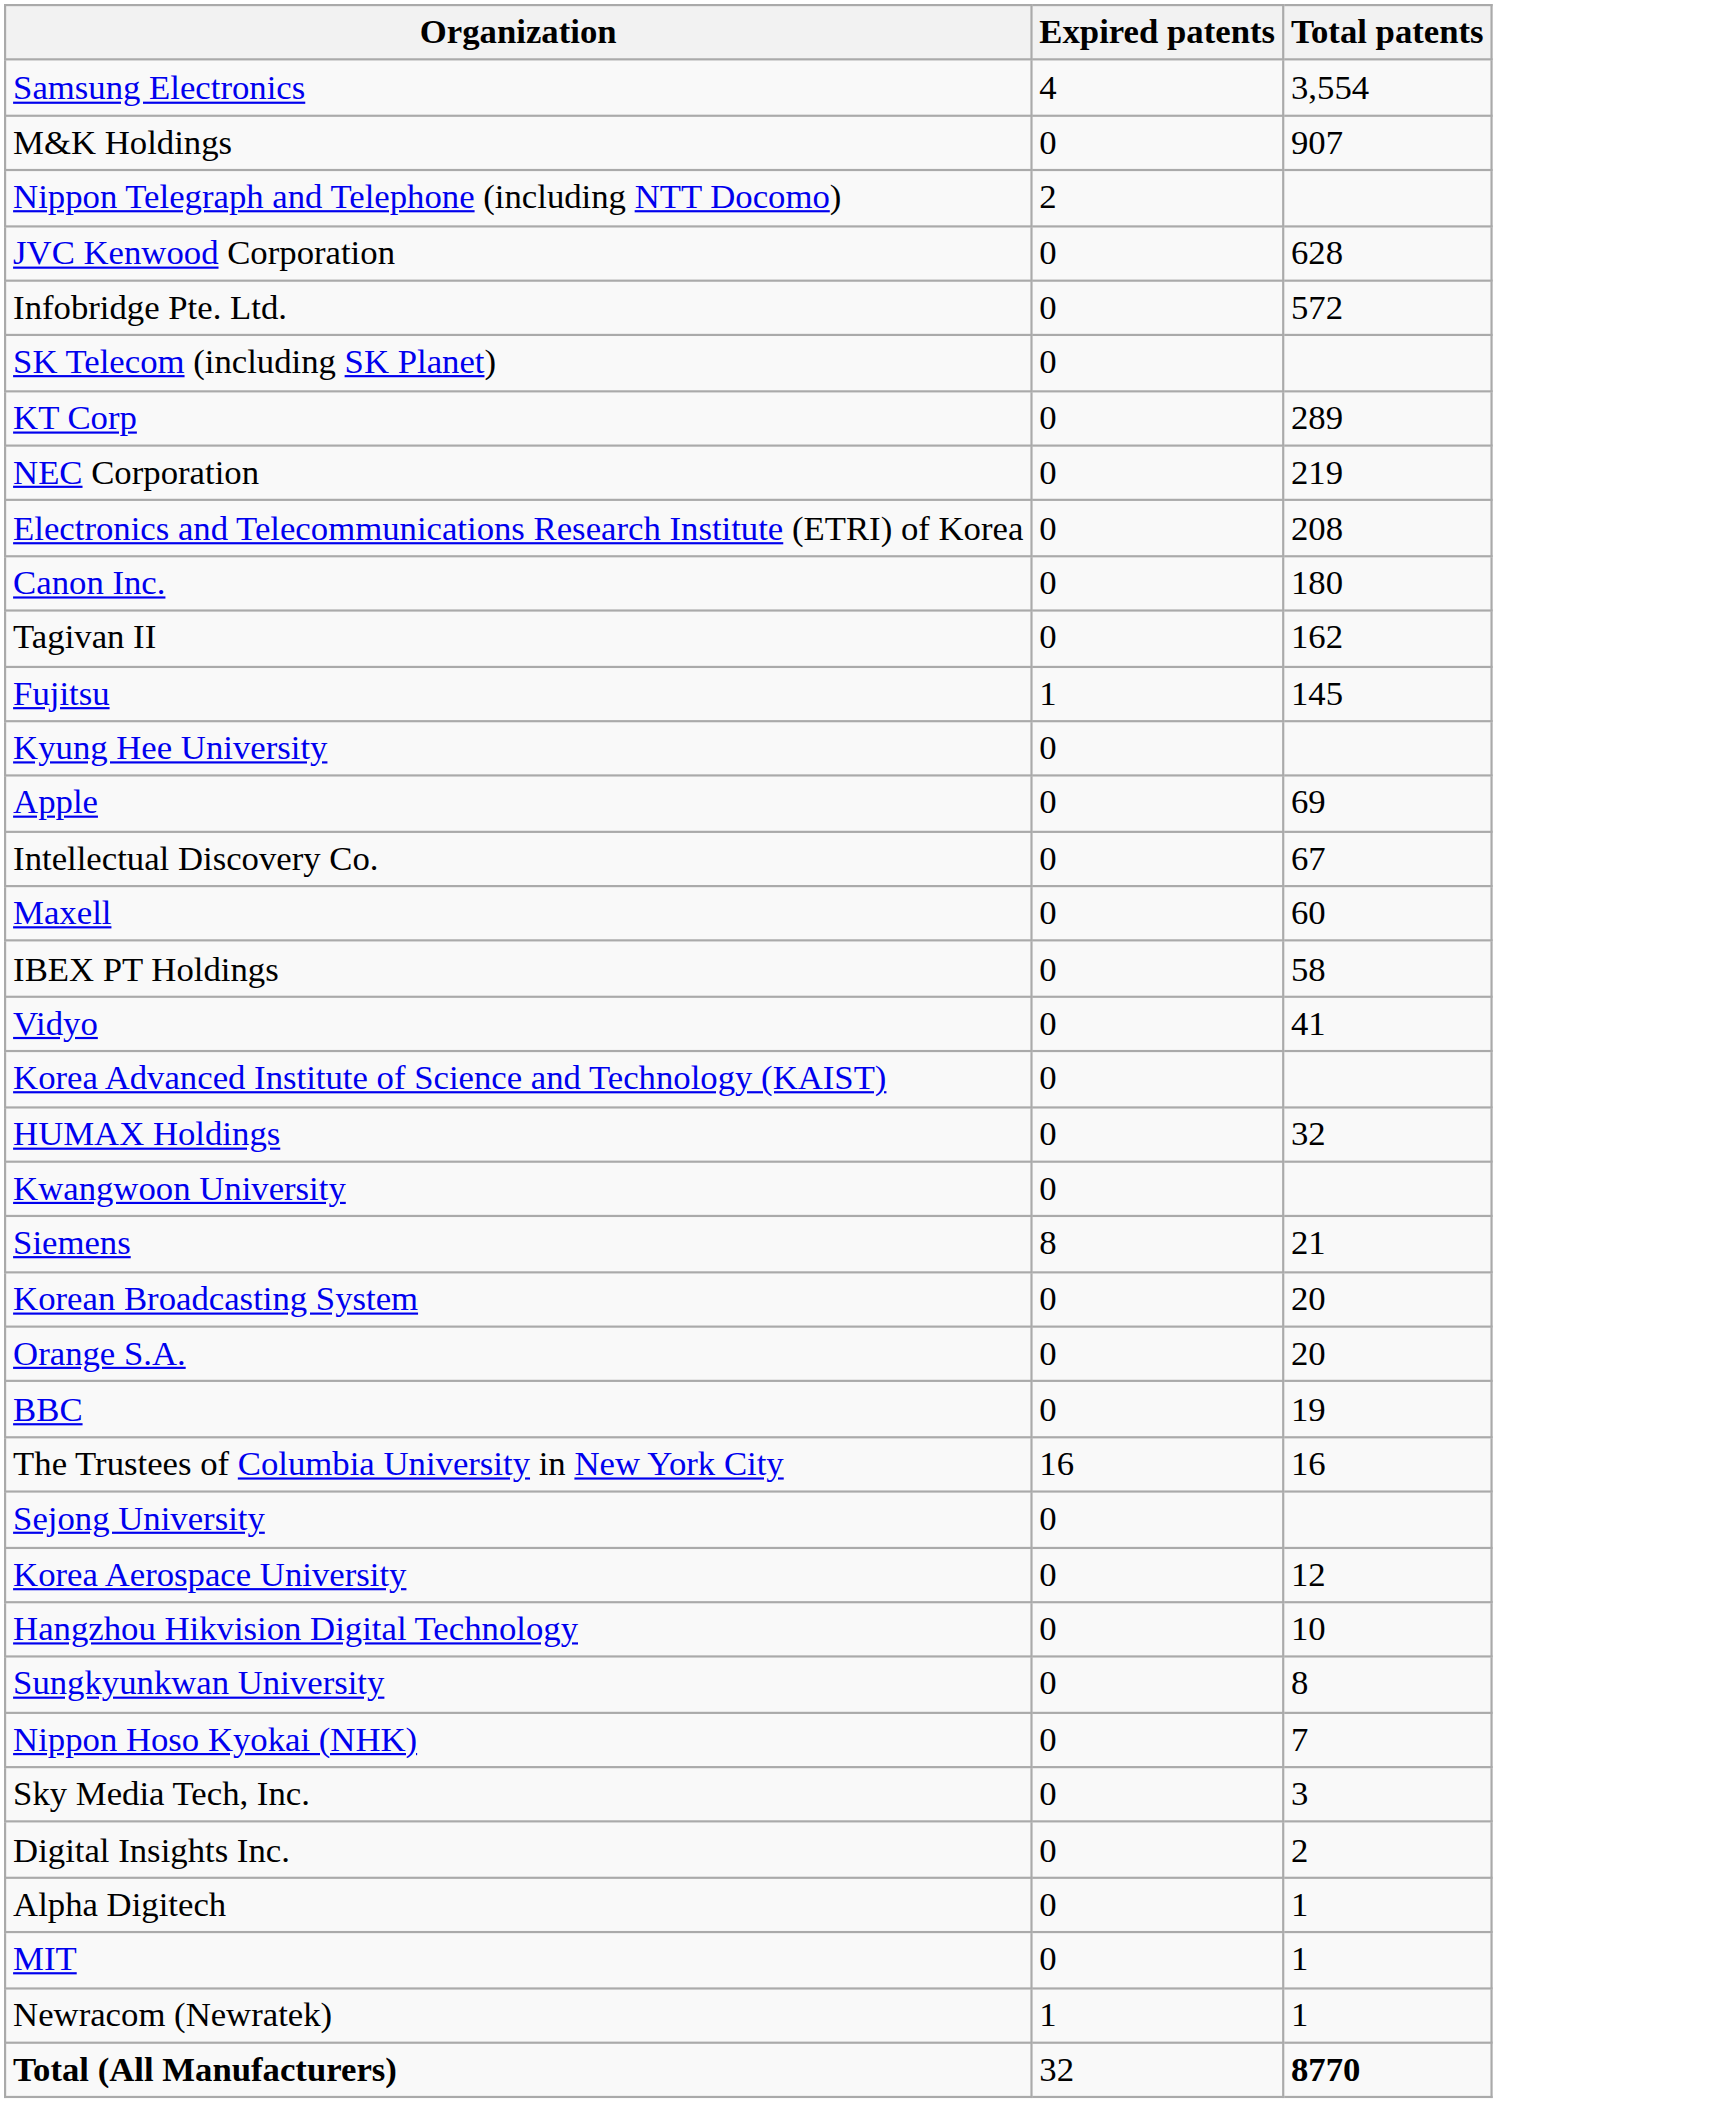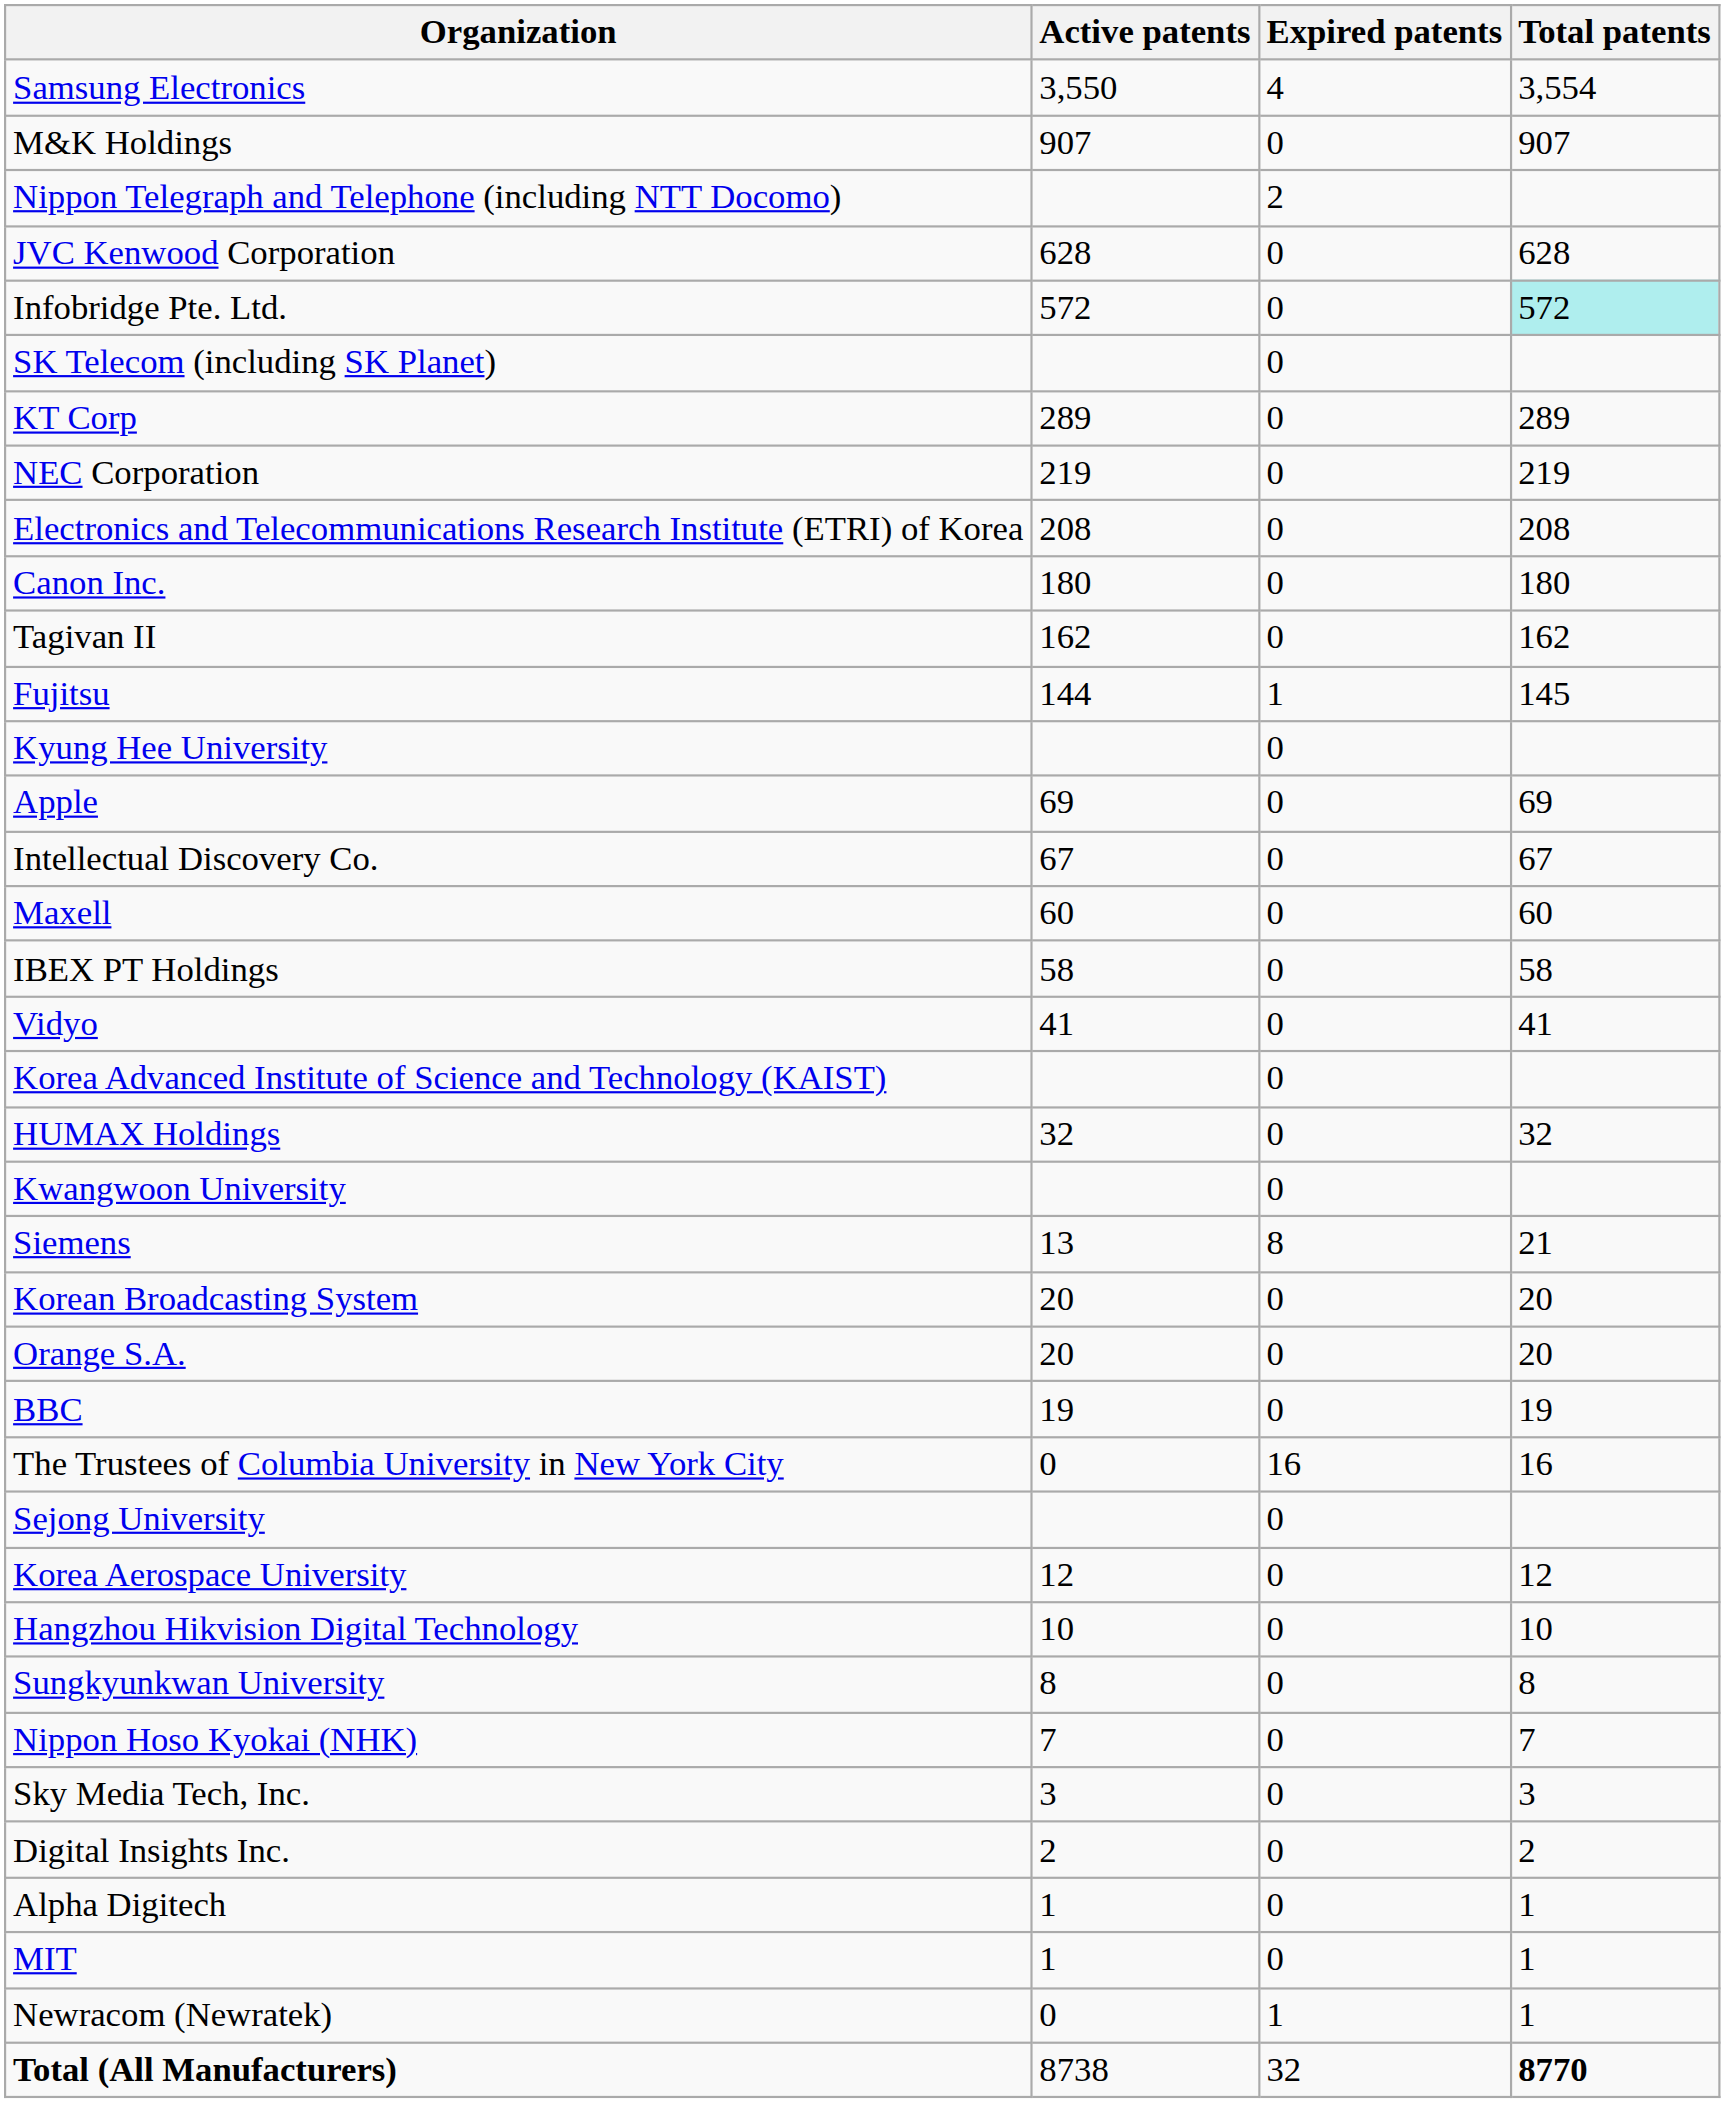+ column: (1145, 32)
(1317, 307) no background -> (1544, 307) paleturquoise background
